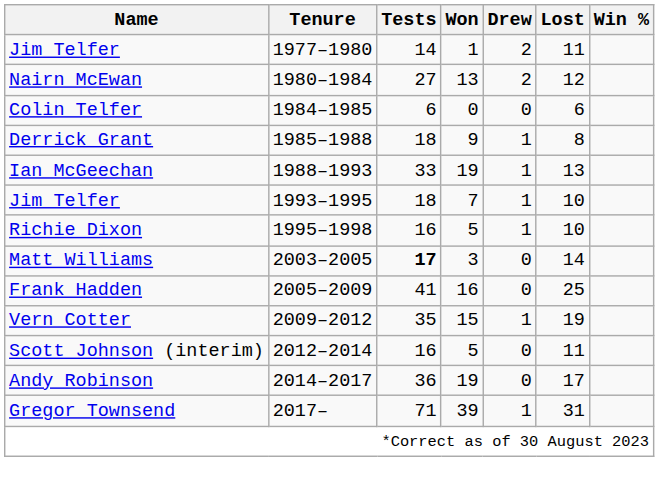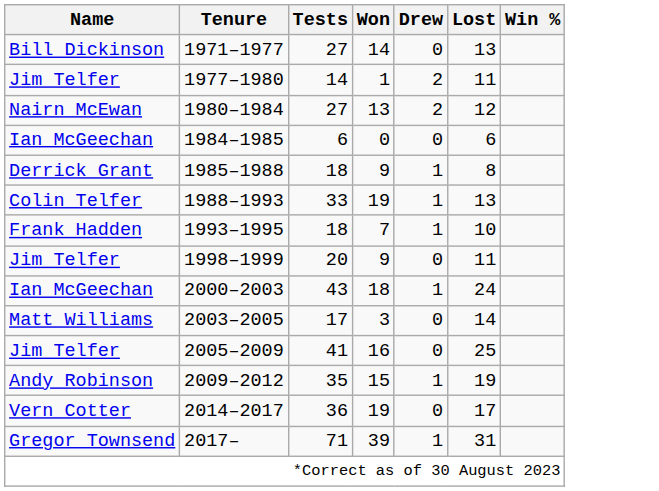+ row: (234, 50)
(76, 110) Colin Telfer -> (81, 140) Ian McGeechan
(81, 170) Ian McGeechan -> (76, 200) Colin Telfer
(64, 200) Jim Telfer -> (76, 230) Frank Hadden
- row: (323, 230)
+ row: (234, 260)
+ row: (234, 291)
(426, 260) bold -> (337, 321) normal
(76, 291) Frank Hadden -> (64, 351) Jim Telfer
(70, 321) Vern Cotter -> (81, 381) Andy Robinson
- row: (323, 351)
(81, 381) Andy Robinson -> (70, 411) Vern Cotter
